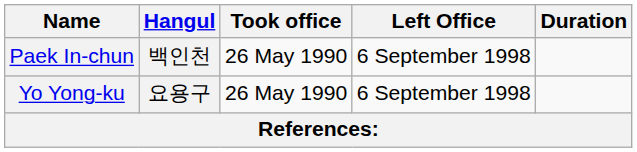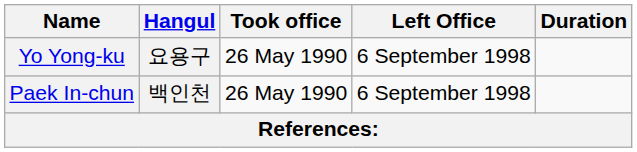rows swapped: (72, 56) <-> (72, 94)
